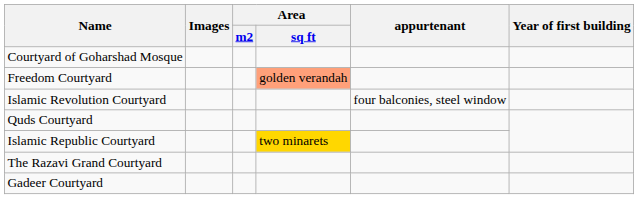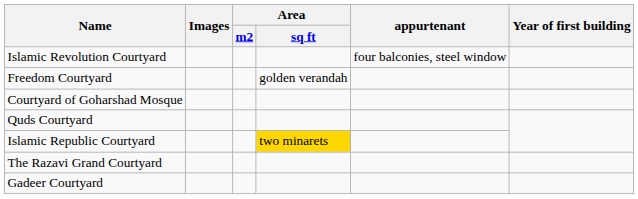rows swapped: (87, 99) <-> (95, 57)
(303, 78) lightsalmon background -> (303, 78) no background
